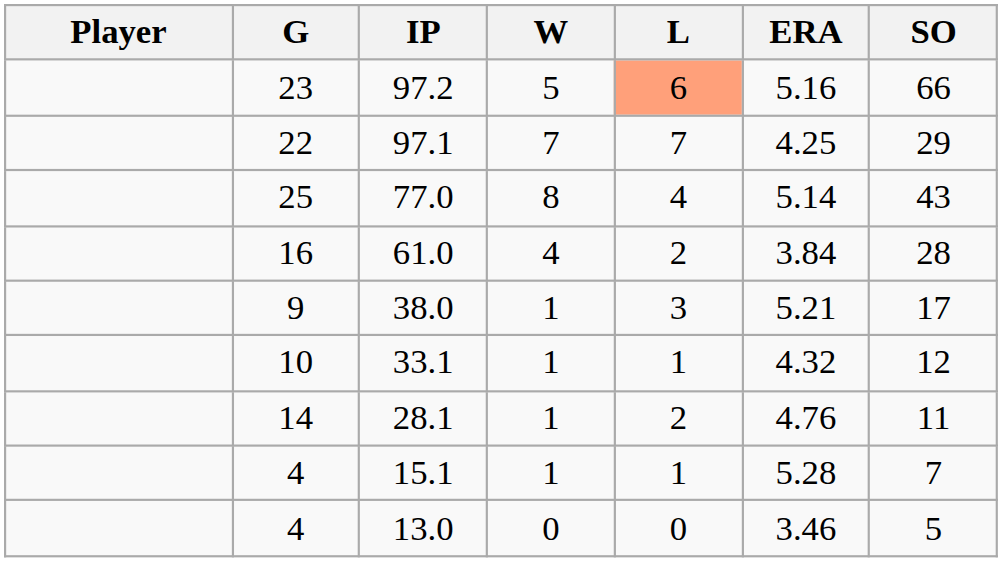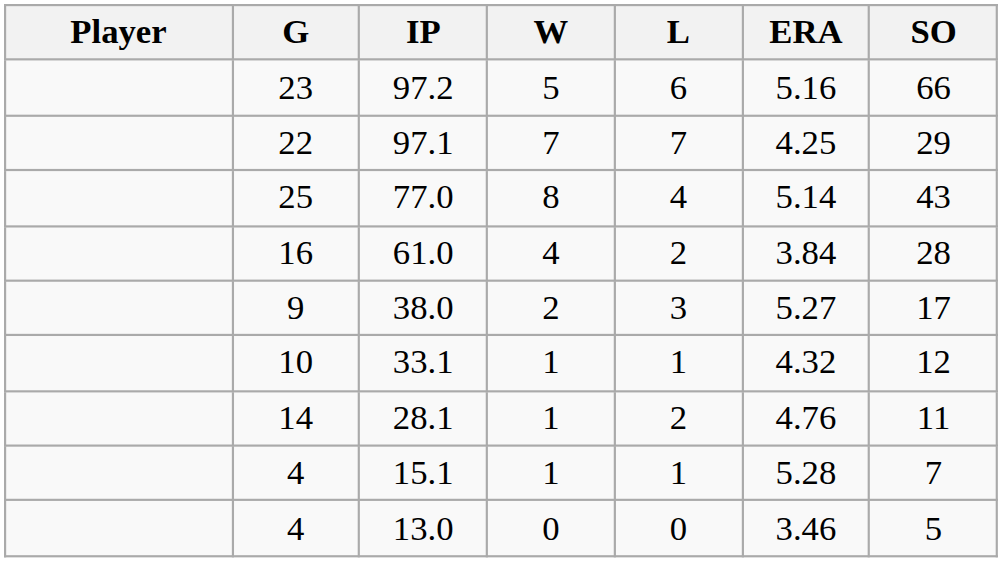(678, 87) lightsalmon background -> (678, 87) no background
(551, 307) 1 -> (551, 307) 2
(806, 307) 5.21 -> (806, 307) 5.27
